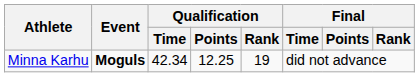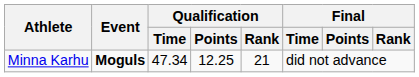(170, 61) 42.34 -> (170, 61) 47.34
(262, 61) 19 -> (262, 61) 21
